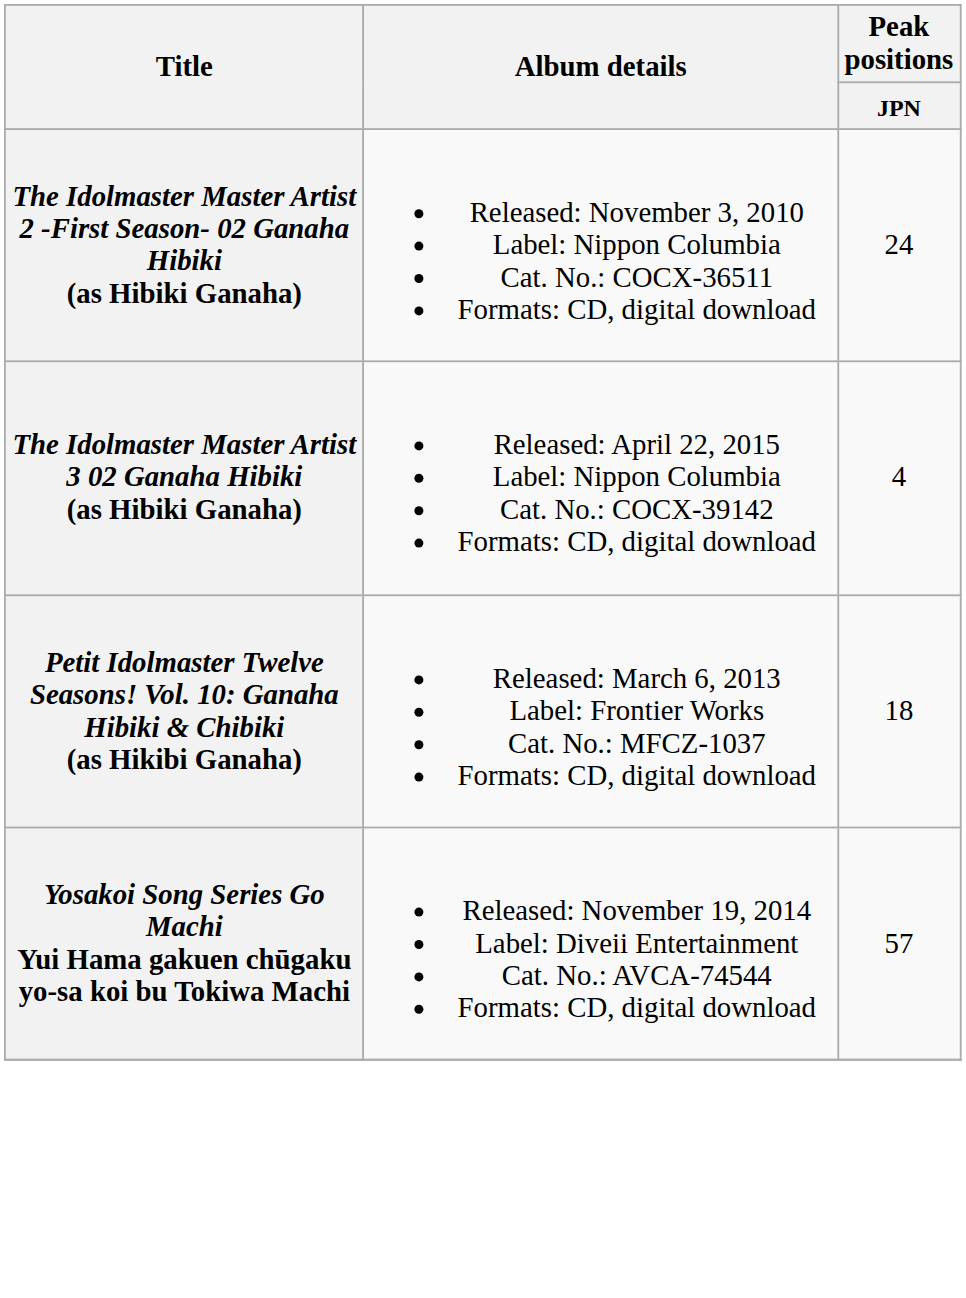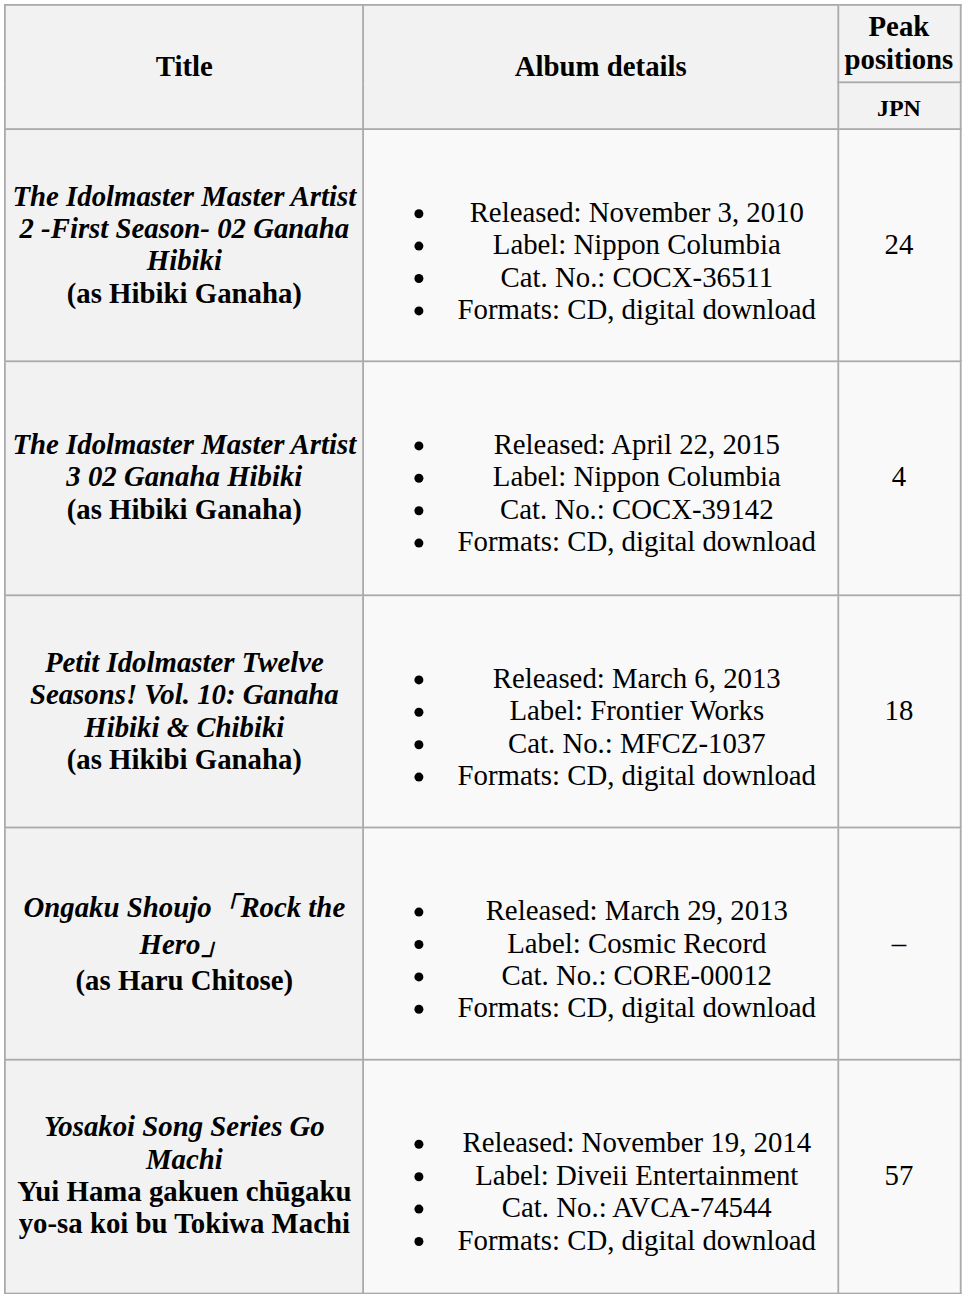+ row: (184, 944)
